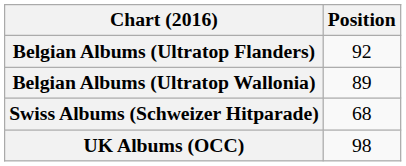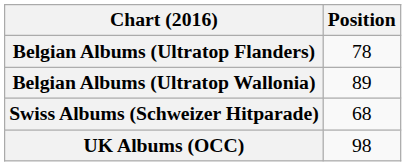(362, 51) 92 -> (362, 51) 78
